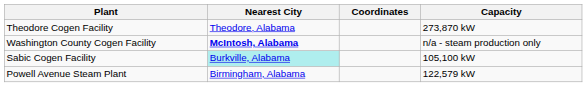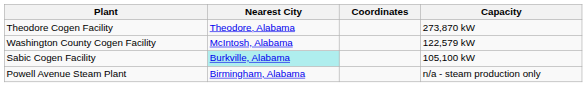(254, 43) bold -> (251, 43) normal
(482, 43) n/a - steam production only -> (449, 43) 122,579 kW
(449, 74) 122,579 kW -> (482, 74) n/a - steam production only
